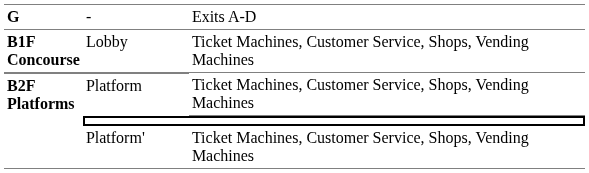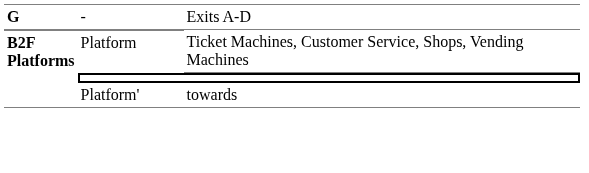- row: (107, 42)
(360, 146) Ticket Machines, Customer Service, Shops, Vending Machines -> (212, 94) towards
